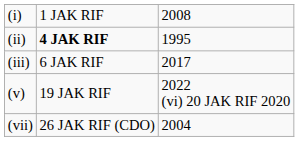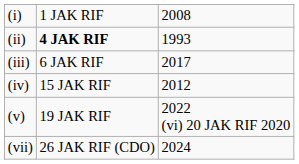(176, 39) 1995 -> (176, 39) 1993
+ row: (18, 85)
(176, 124) 2004 -> (176, 147) 2024
